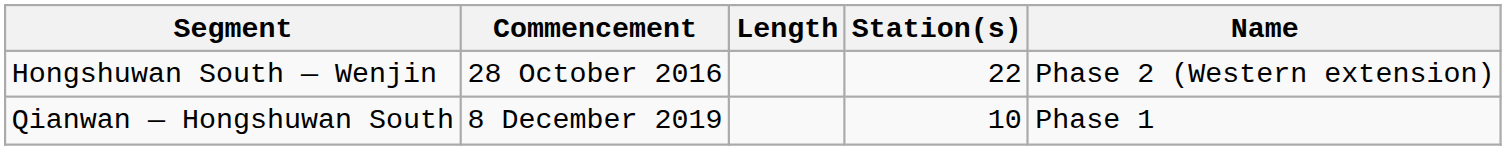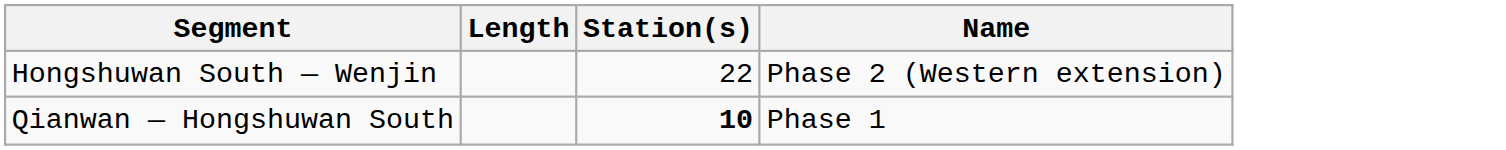- column: (595, 28)
(1005, 121) normal -> (736, 121) bold
